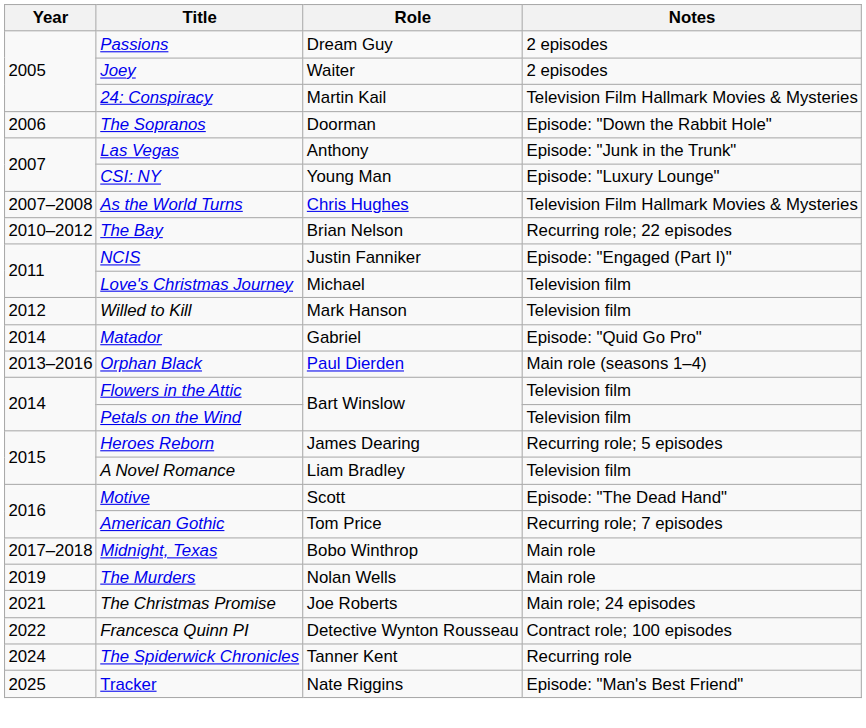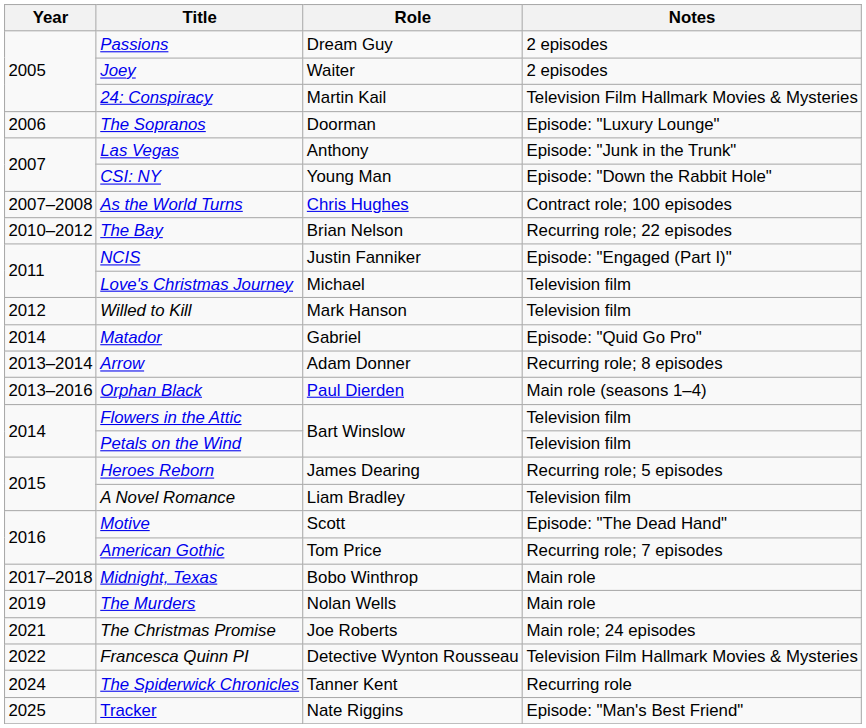(649, 124) Episode: "Down the Rabbit Hole" -> (623, 124) Episode: "Luxury Lounge"
(623, 177) Episode: "Luxury Lounge" -> (649, 177) Episode: "Down the Rabbit Hole"
(692, 204) Television Film Hallmark Movies & Mysteries -> (629, 204) Contract role; 100 episodes
+ row: (122, 364)
(629, 630) Contract role; 100 episodes -> (692, 657) Television Film Hallmark Movies & Mysteries
